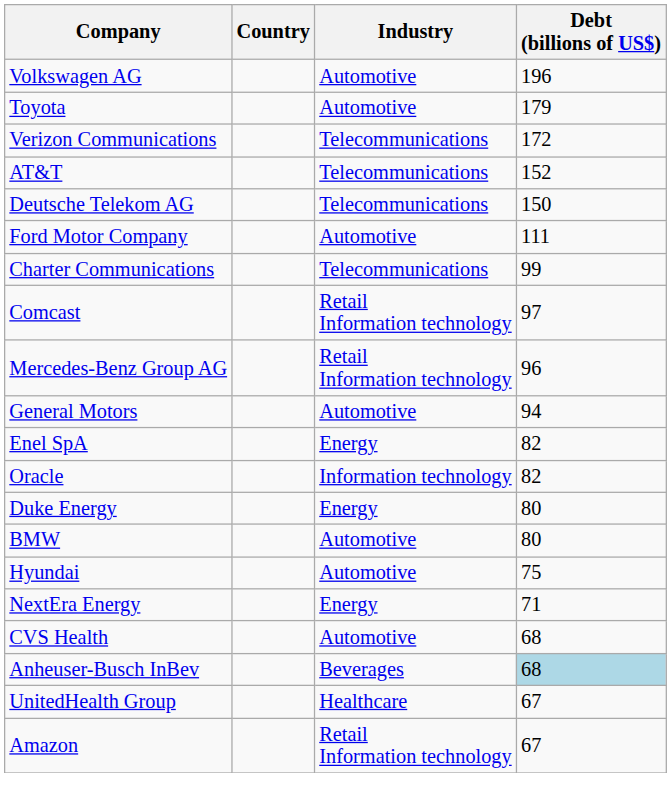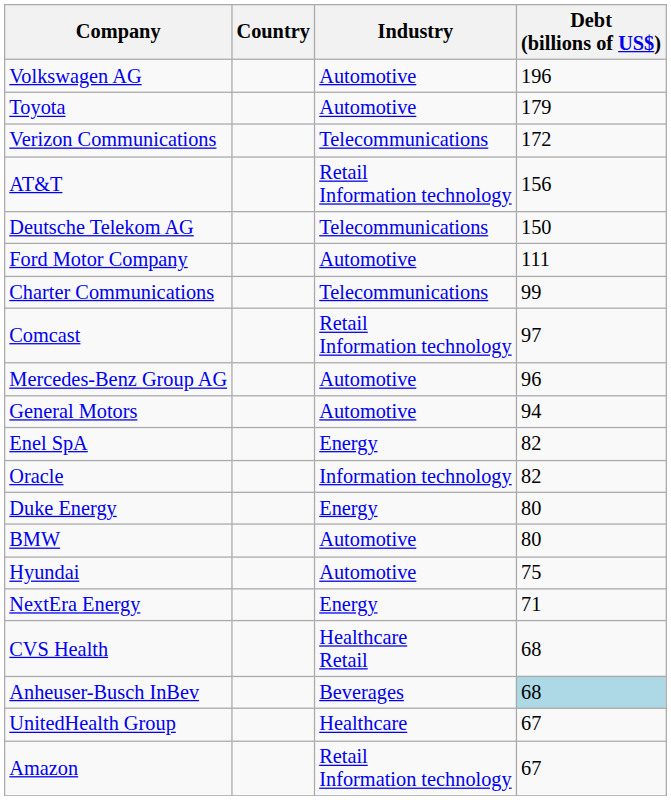(404, 172) Telecommunications -> (415, 183) Retail Information technology
(536, 172) 152 -> (536, 183) 156
(415, 367) Retail Information technology -> (368, 379) Automotive
(368, 637) Automotive -> (363, 648) Healthcare Retail
